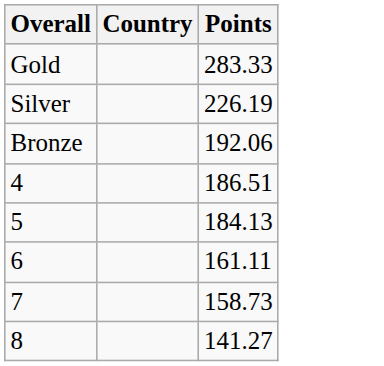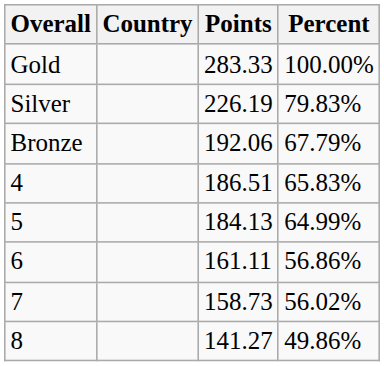+ column: (329, 24)
